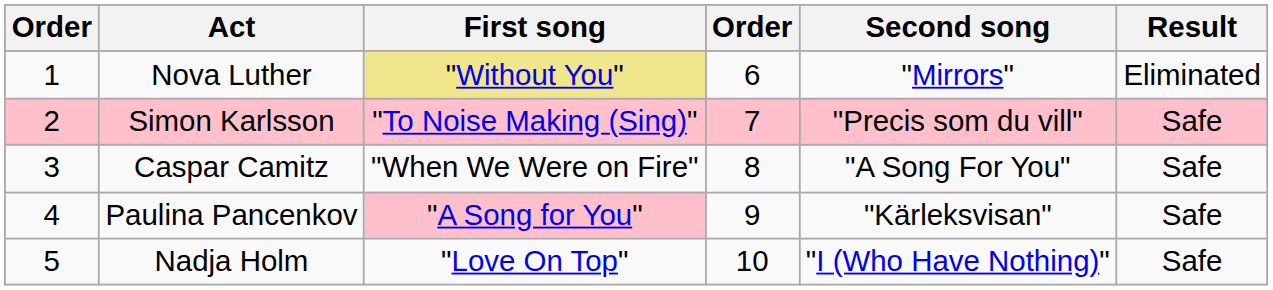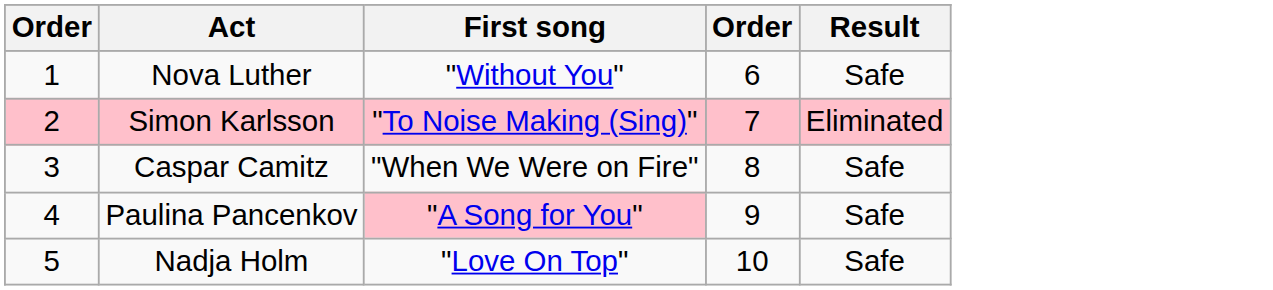- column: (958, 27)
(535, 74) khaki background -> (535, 74) no background
(1192, 74) Eliminated -> (875, 74) Safe
(1192, 121) Safe -> (875, 121) Eliminated
